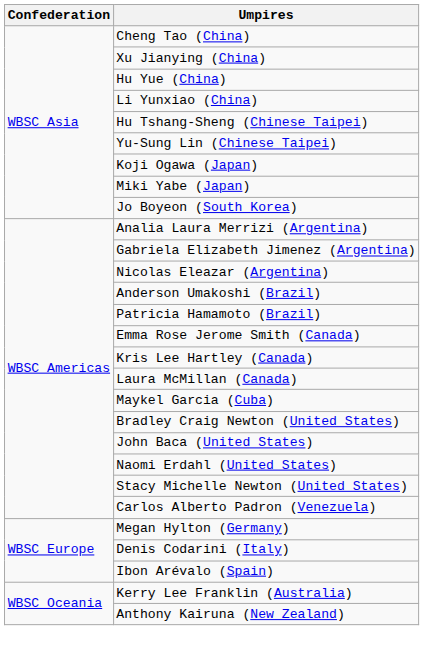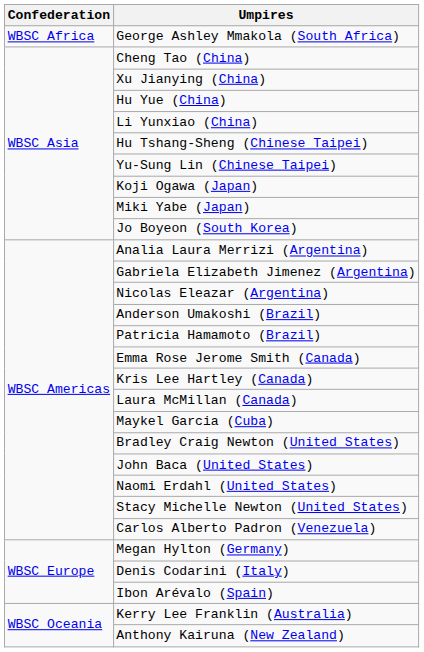+ row: (258, 37)
